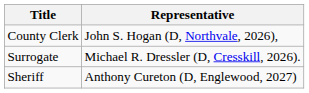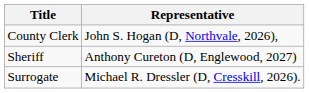rows swapped: (26, 77) <-> (33, 56)
